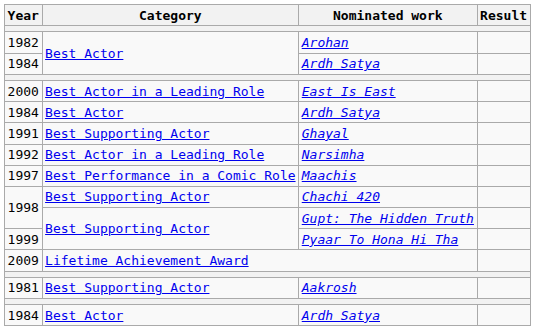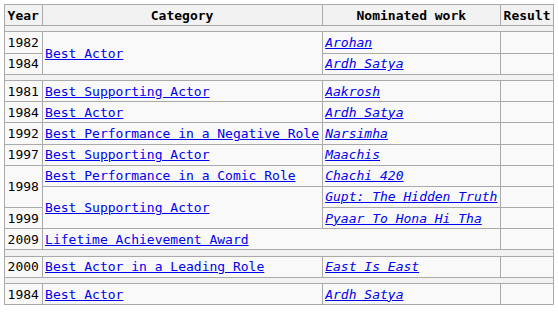rows swapped: (23, 288) <-> (23, 91)
- row: (23, 133)
(155, 155) Best Actor in a Leading Role -> (182, 133) Best Performance in a Negative Role
(170, 176) Best Performance in a Comic Role -> (127, 155) Best Supporting Actor
(127, 197) Best Supporting Actor -> (170, 176) Best Performance in a Comic Role
